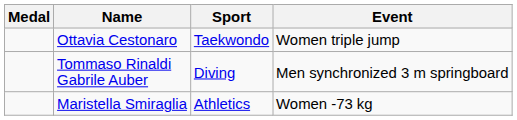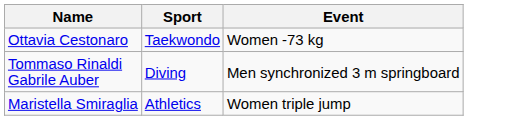- column: (29, 16)
(338, 40) Women triple jump -> (275, 40) Women -73 kg
(324, 104) Women -73 kg -> (289, 104) Women triple jump
